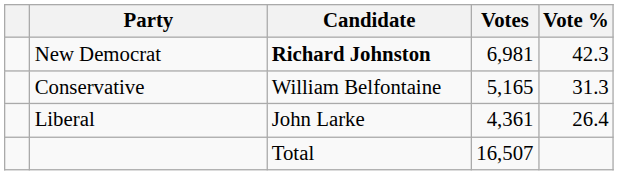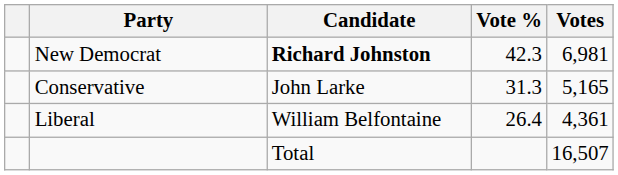columns swapped: (505, 20) <-> (576, 20)
(357, 86) William Belfontaine -> (318, 86) John Larke
(318, 119) John Larke -> (357, 119) William Belfontaine
